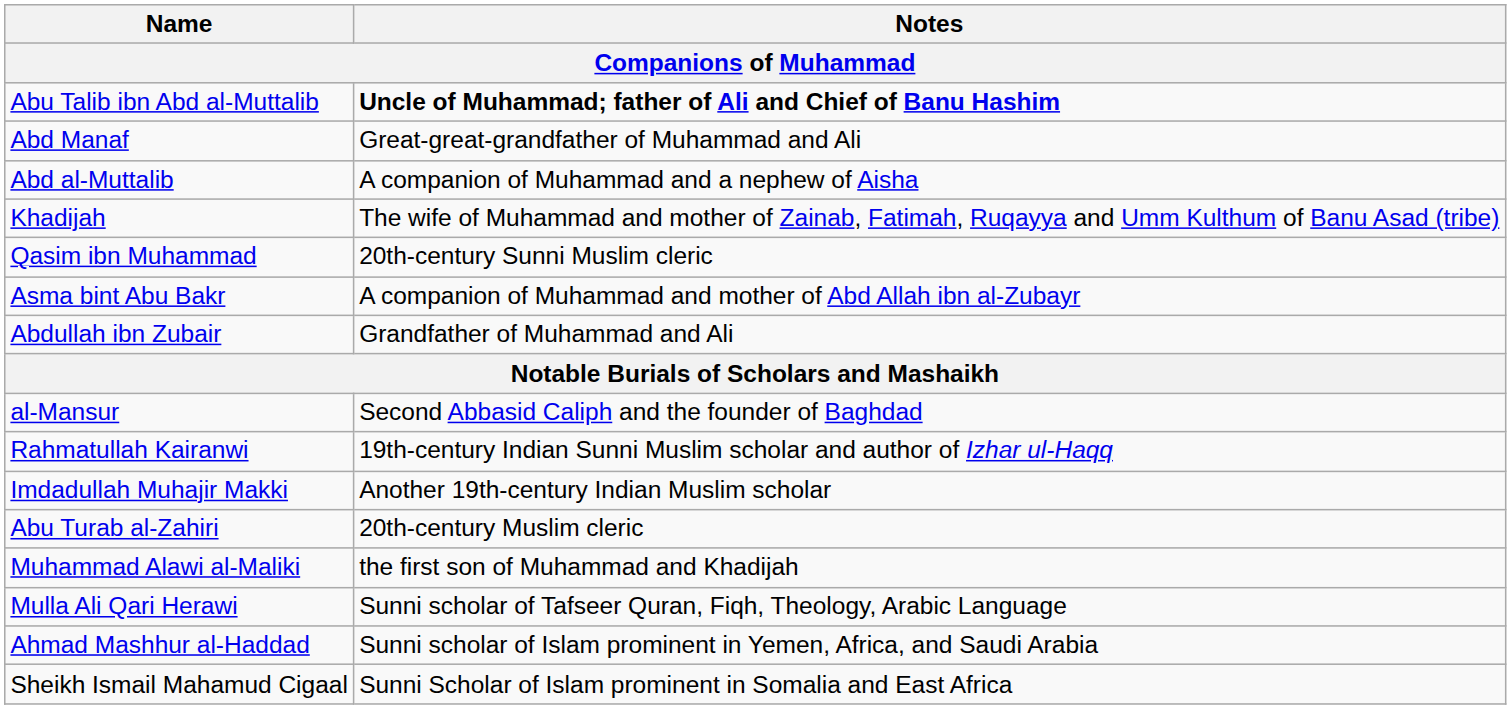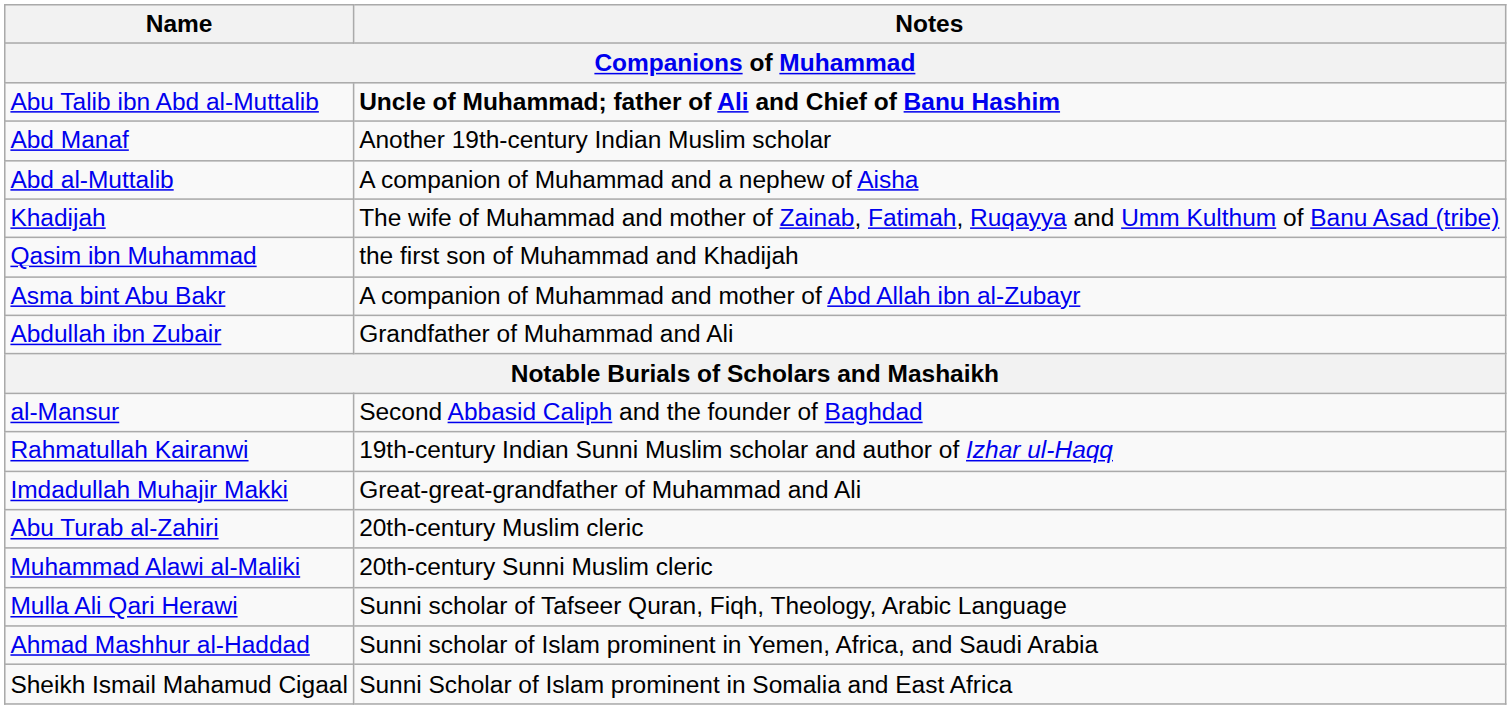(610, 140) Great-great-grandfather of Muhammad and Ali -> (595, 140) Another 19th-century Indian Muslim scholar
(536, 256) 20th-century Sunni Muslim cleric -> (579, 256) the first son of Muhammad and Khadijah
(595, 489) Another 19th-century Indian Muslim scholar -> (610, 489) Great-great-grandfather of Muhammad and Ali
(579, 567) the first son of Muhammad and Khadijah -> (536, 567) 20th-century Sunni Muslim cleric
